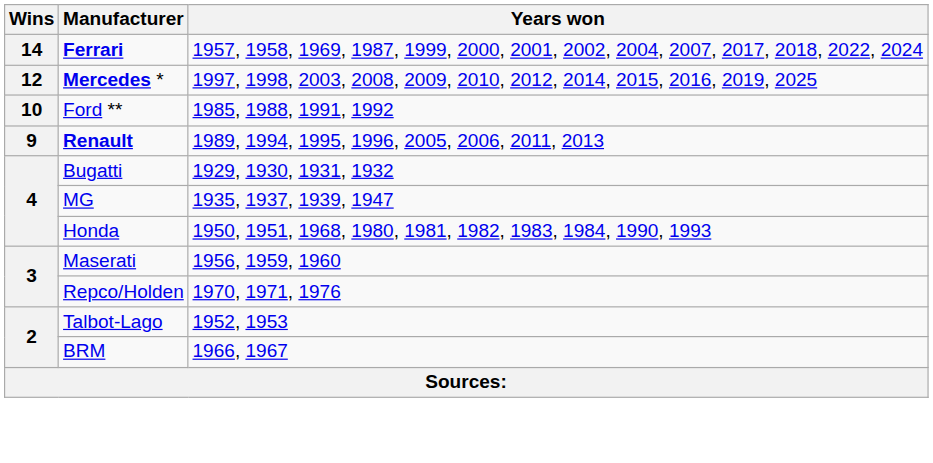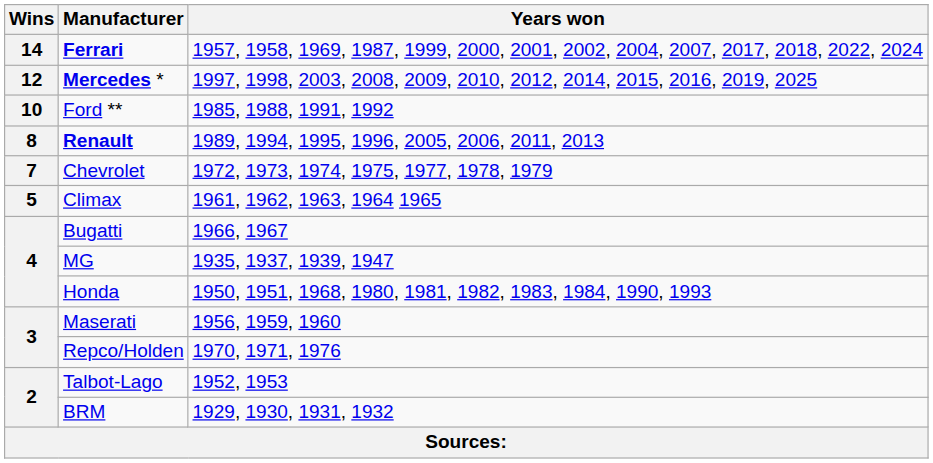(32, 140) 9 -> (32, 140) 8
+ row: (104, 170)
+ row: (92, 200)
(293, 170) 1929, 1930, 1931, 1932 -> (240, 230) 1966, 1967
(240, 351) 1966, 1967 -> (293, 412) 1929, 1930, 1931, 1932
